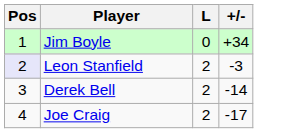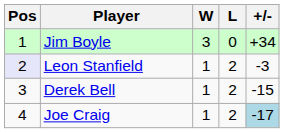+ column: (206, 16)
(236, 90) -14 -> (263, 90) -15
(236, 115) no background -> (263, 115) lightblue background
